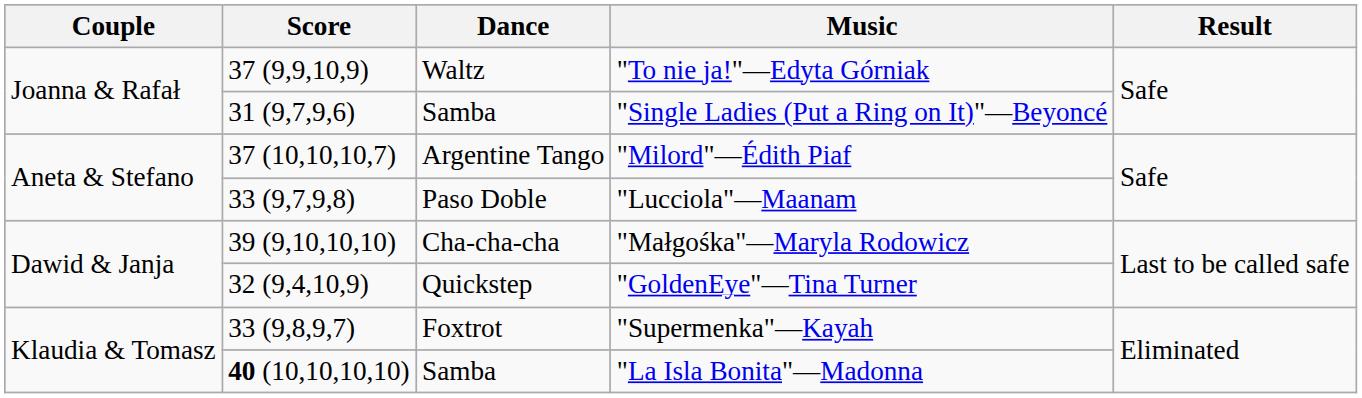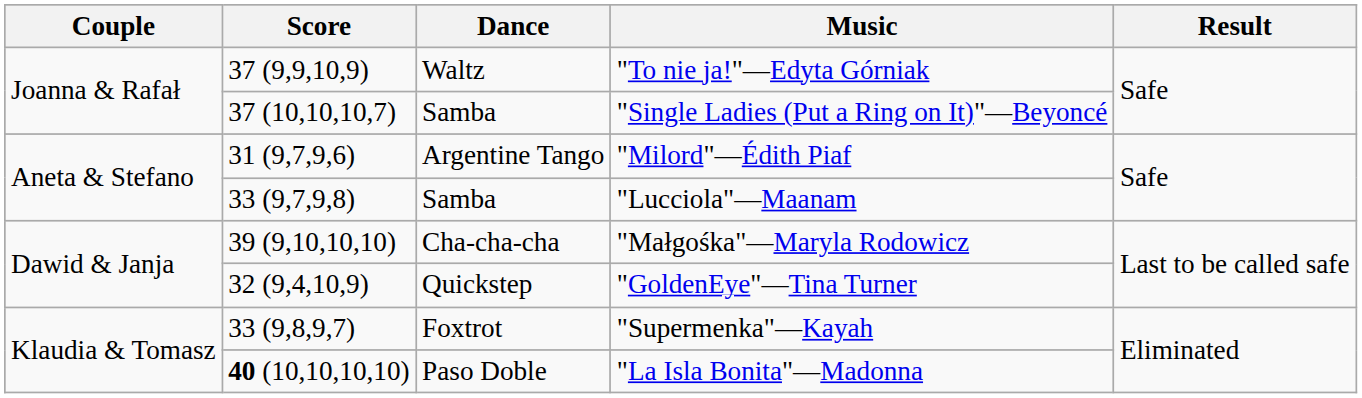(292, 112) 31 (9,7,9,6) -> (312, 112) 37 (10,10,10,7)
(312, 155) 37 (10,10,10,7) -> (292, 155) 31 (9,7,9,6)
(484, 198) Paso Doble -> (459, 198) Samba
(459, 371) Samba -> (484, 371) Paso Doble
